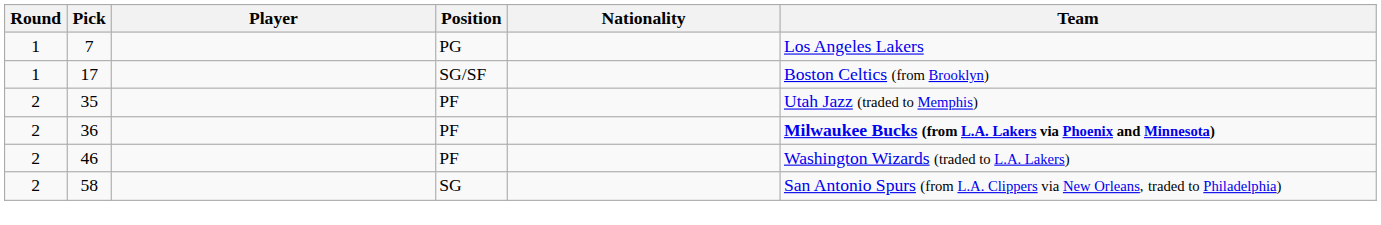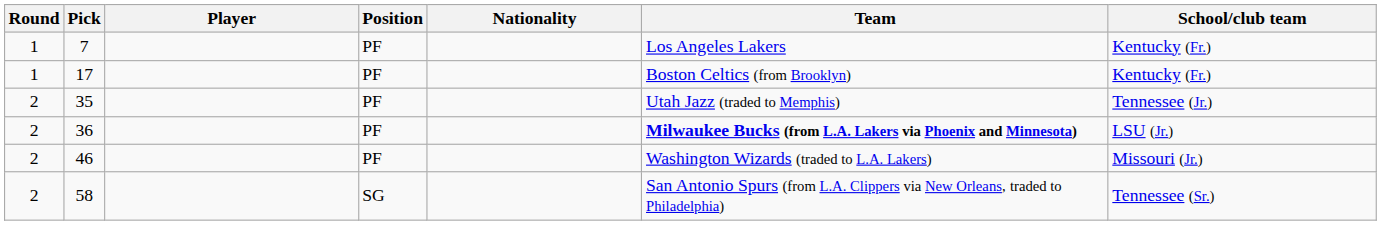+ column: (1242, 18)
(451, 46) PG -> (372, 46) PF
(463, 74) SG/SF -> (372, 74) PF
